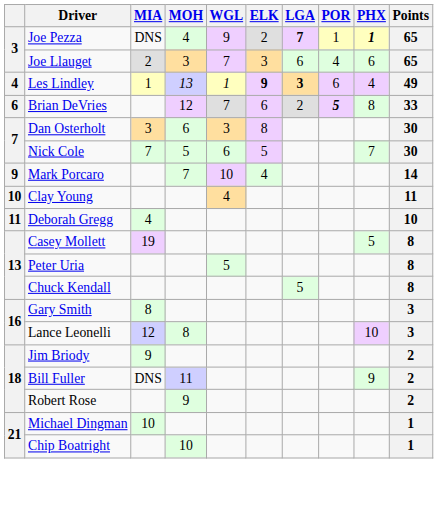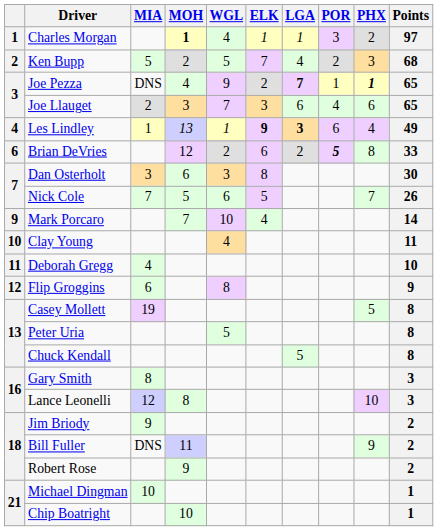+ row: (72, 38)
+ row: (56, 60)
(226, 106) 7 -> (226, 151) 2
(411, 151) 30 -> (411, 196) 26
+ row: (66, 287)
